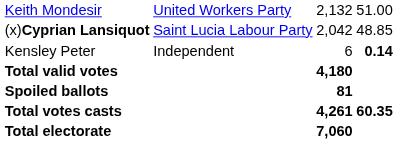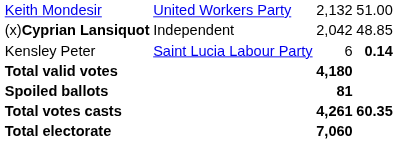(233, 30) Saint Lucia Labour Party -> (194, 30) Independent
(194, 51) Independent -> (233, 51) Saint Lucia Labour Party
